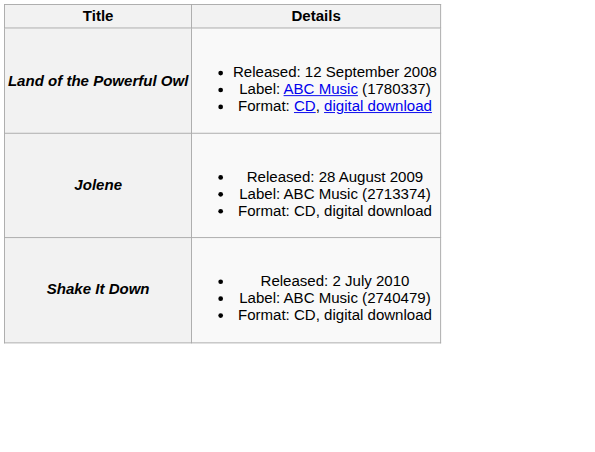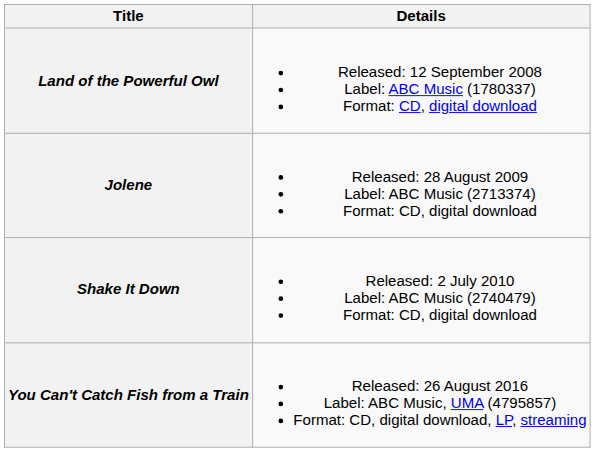+ row: (128, 394)
